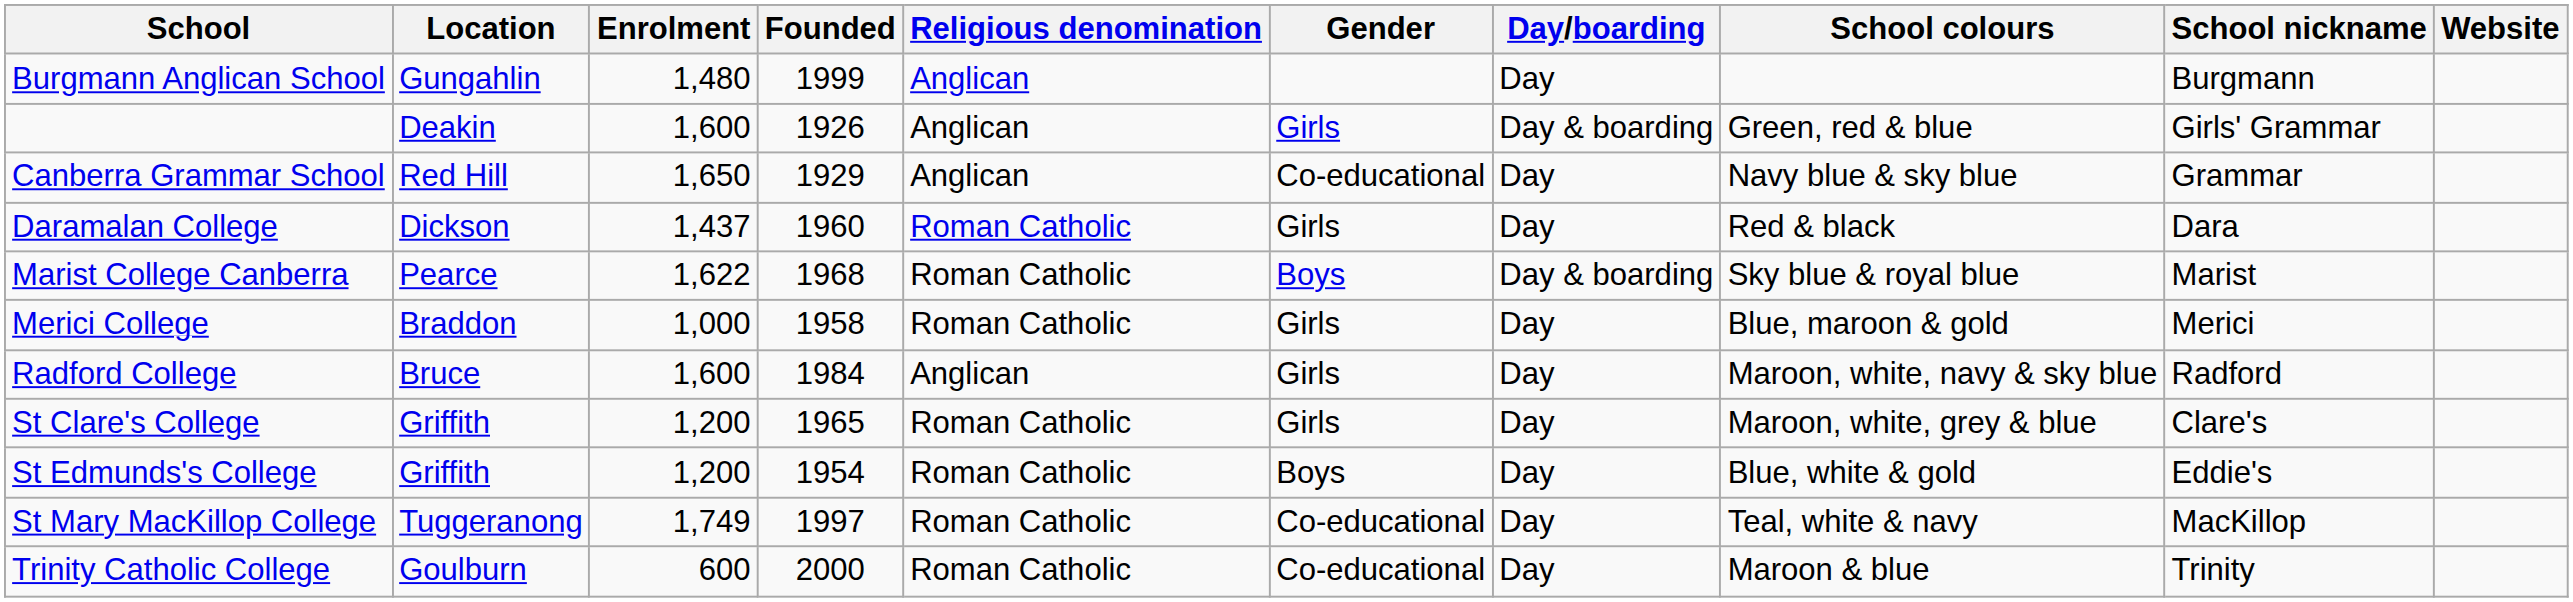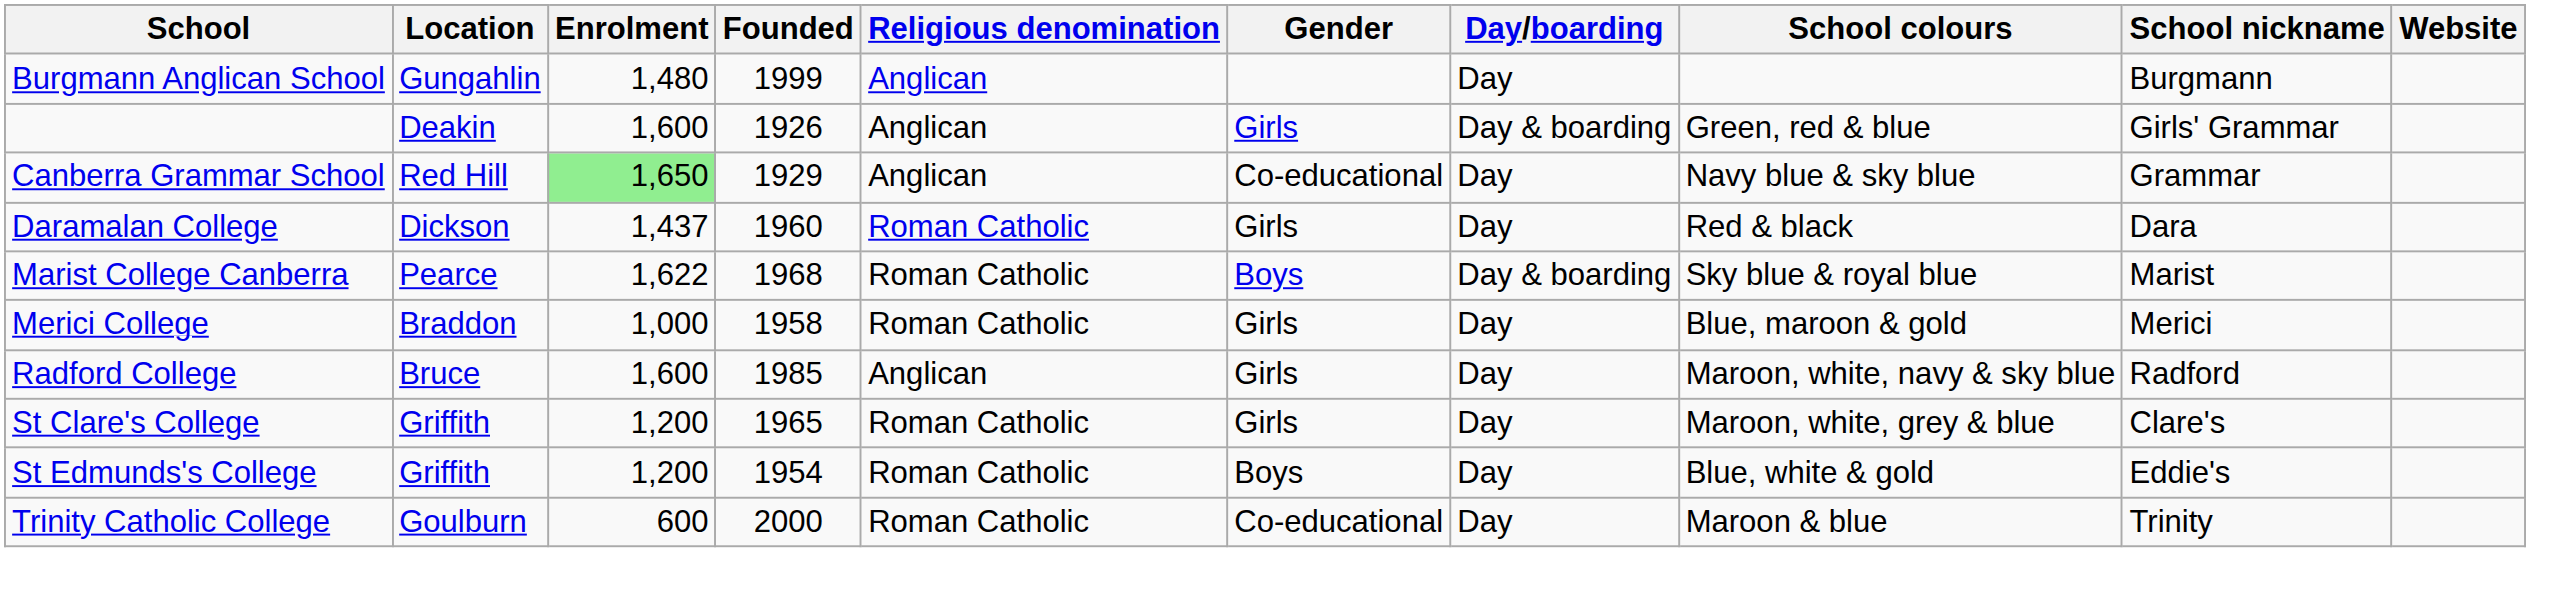(712, 176) no background -> (670, 176) lightgreen background
(830, 373) 1984 -> (788, 373) 1985
- row: (194, 521)
